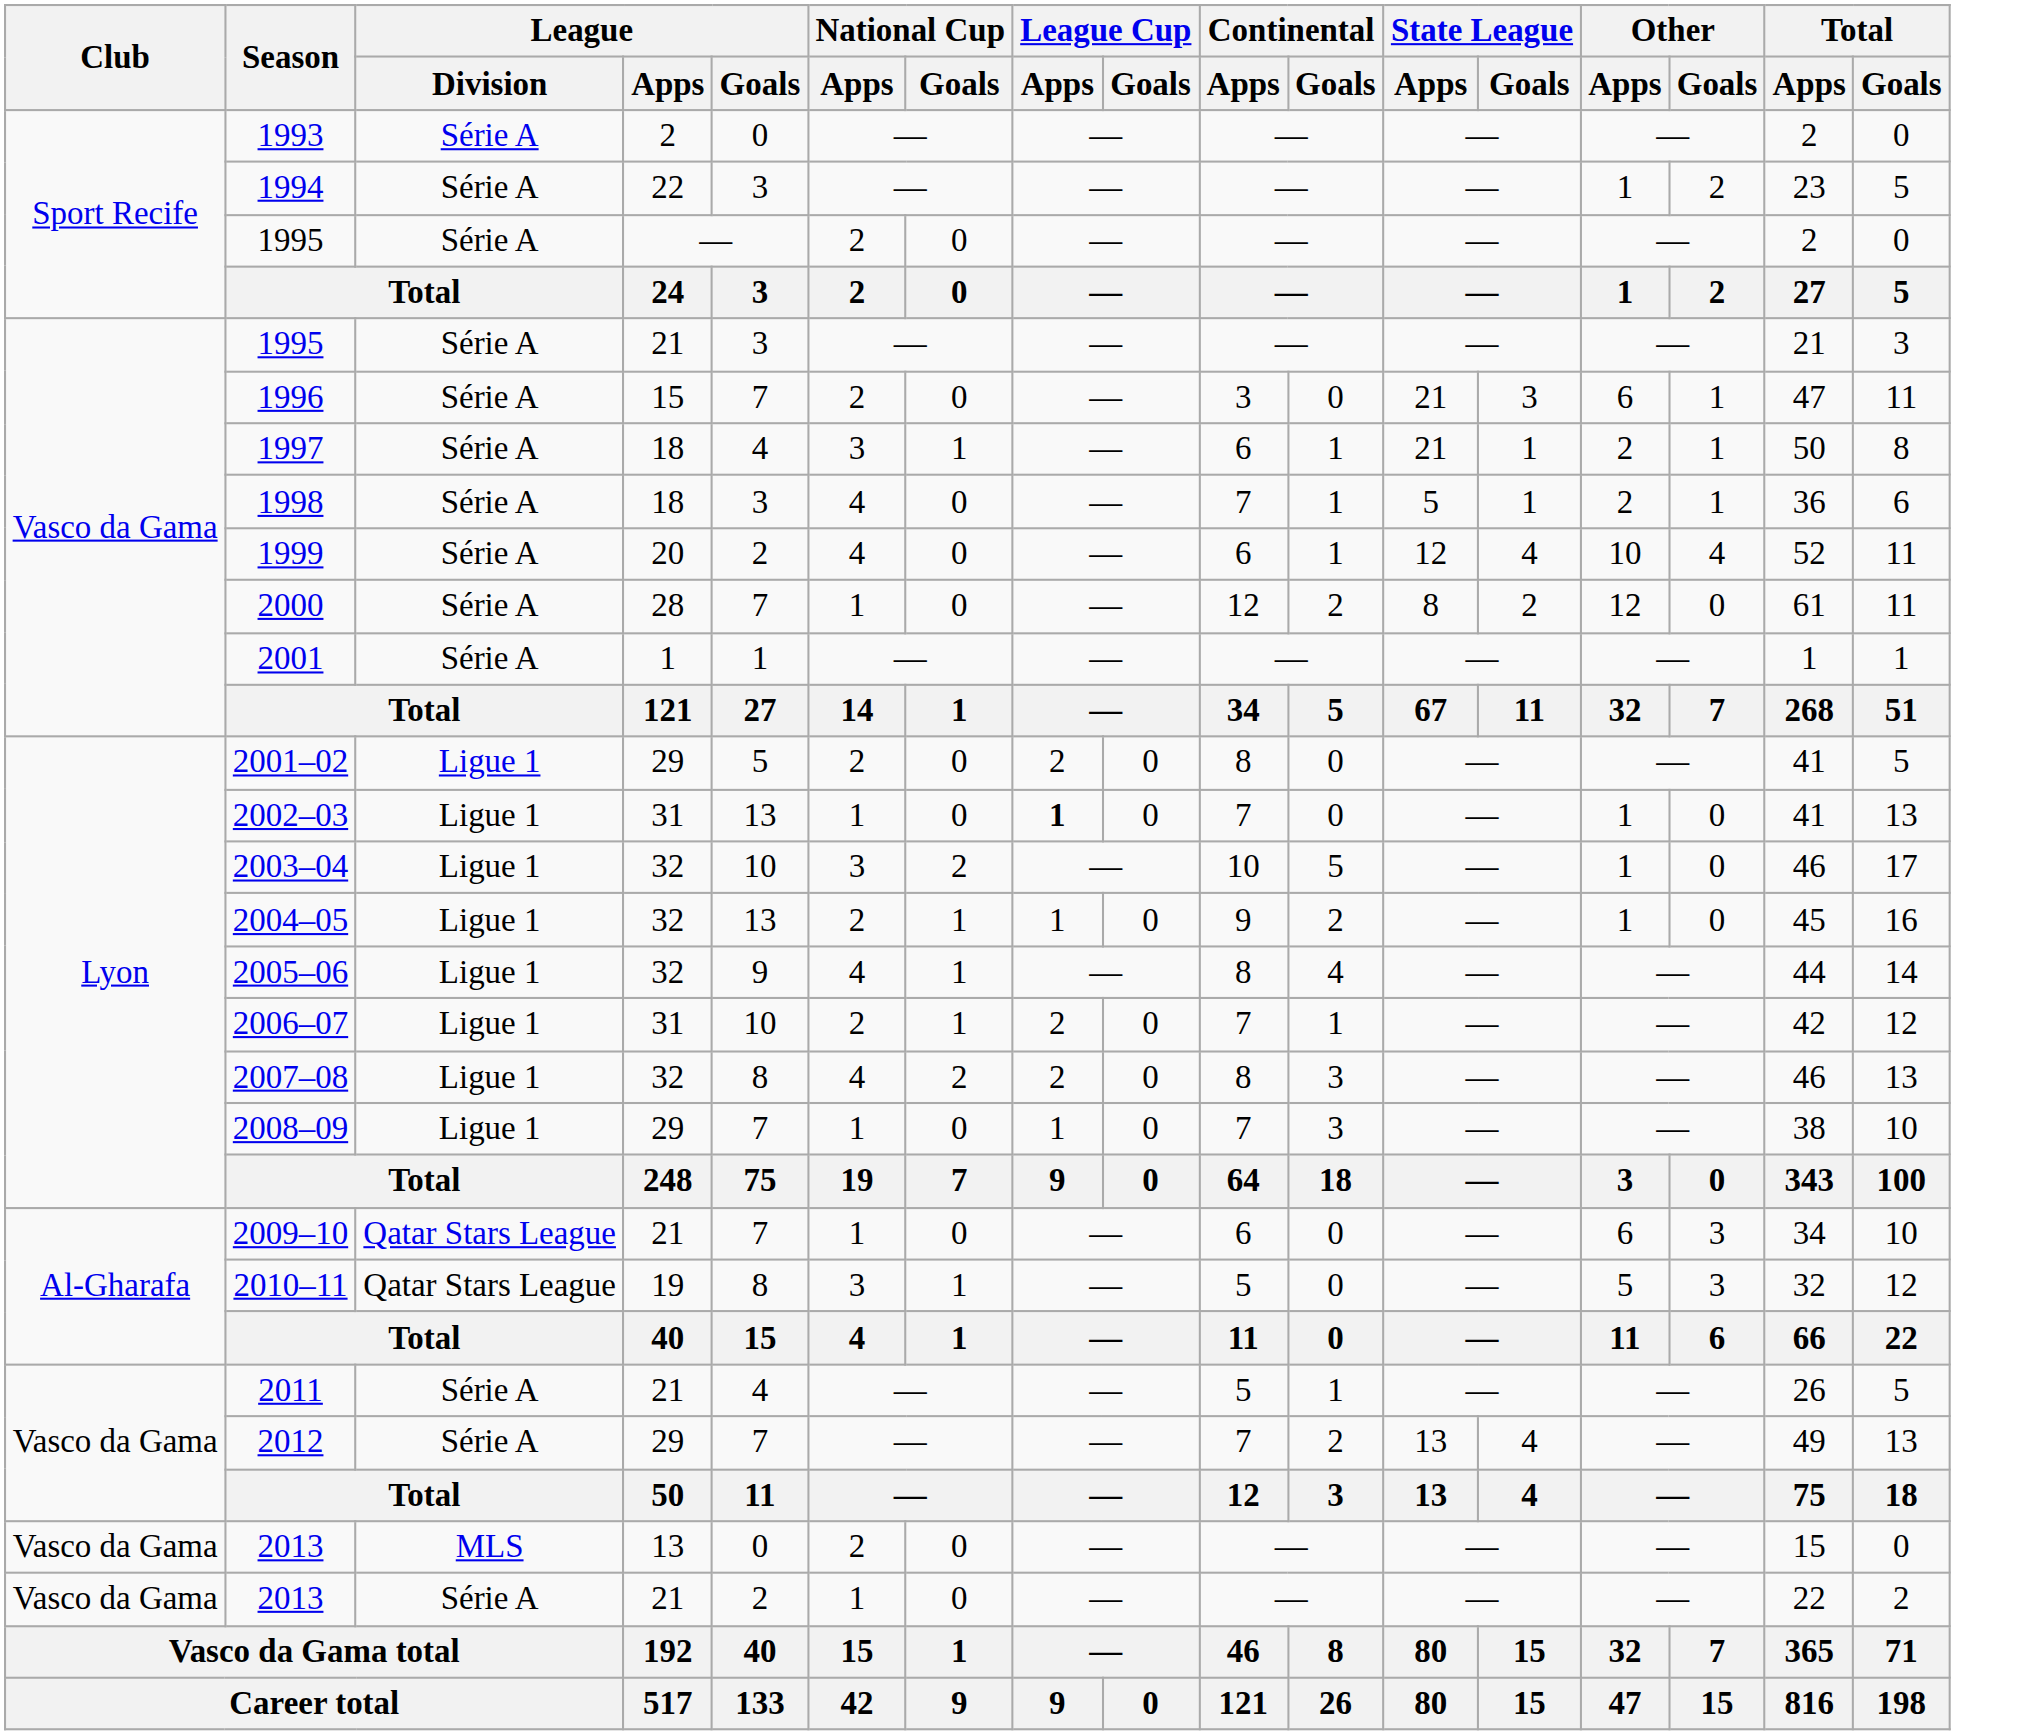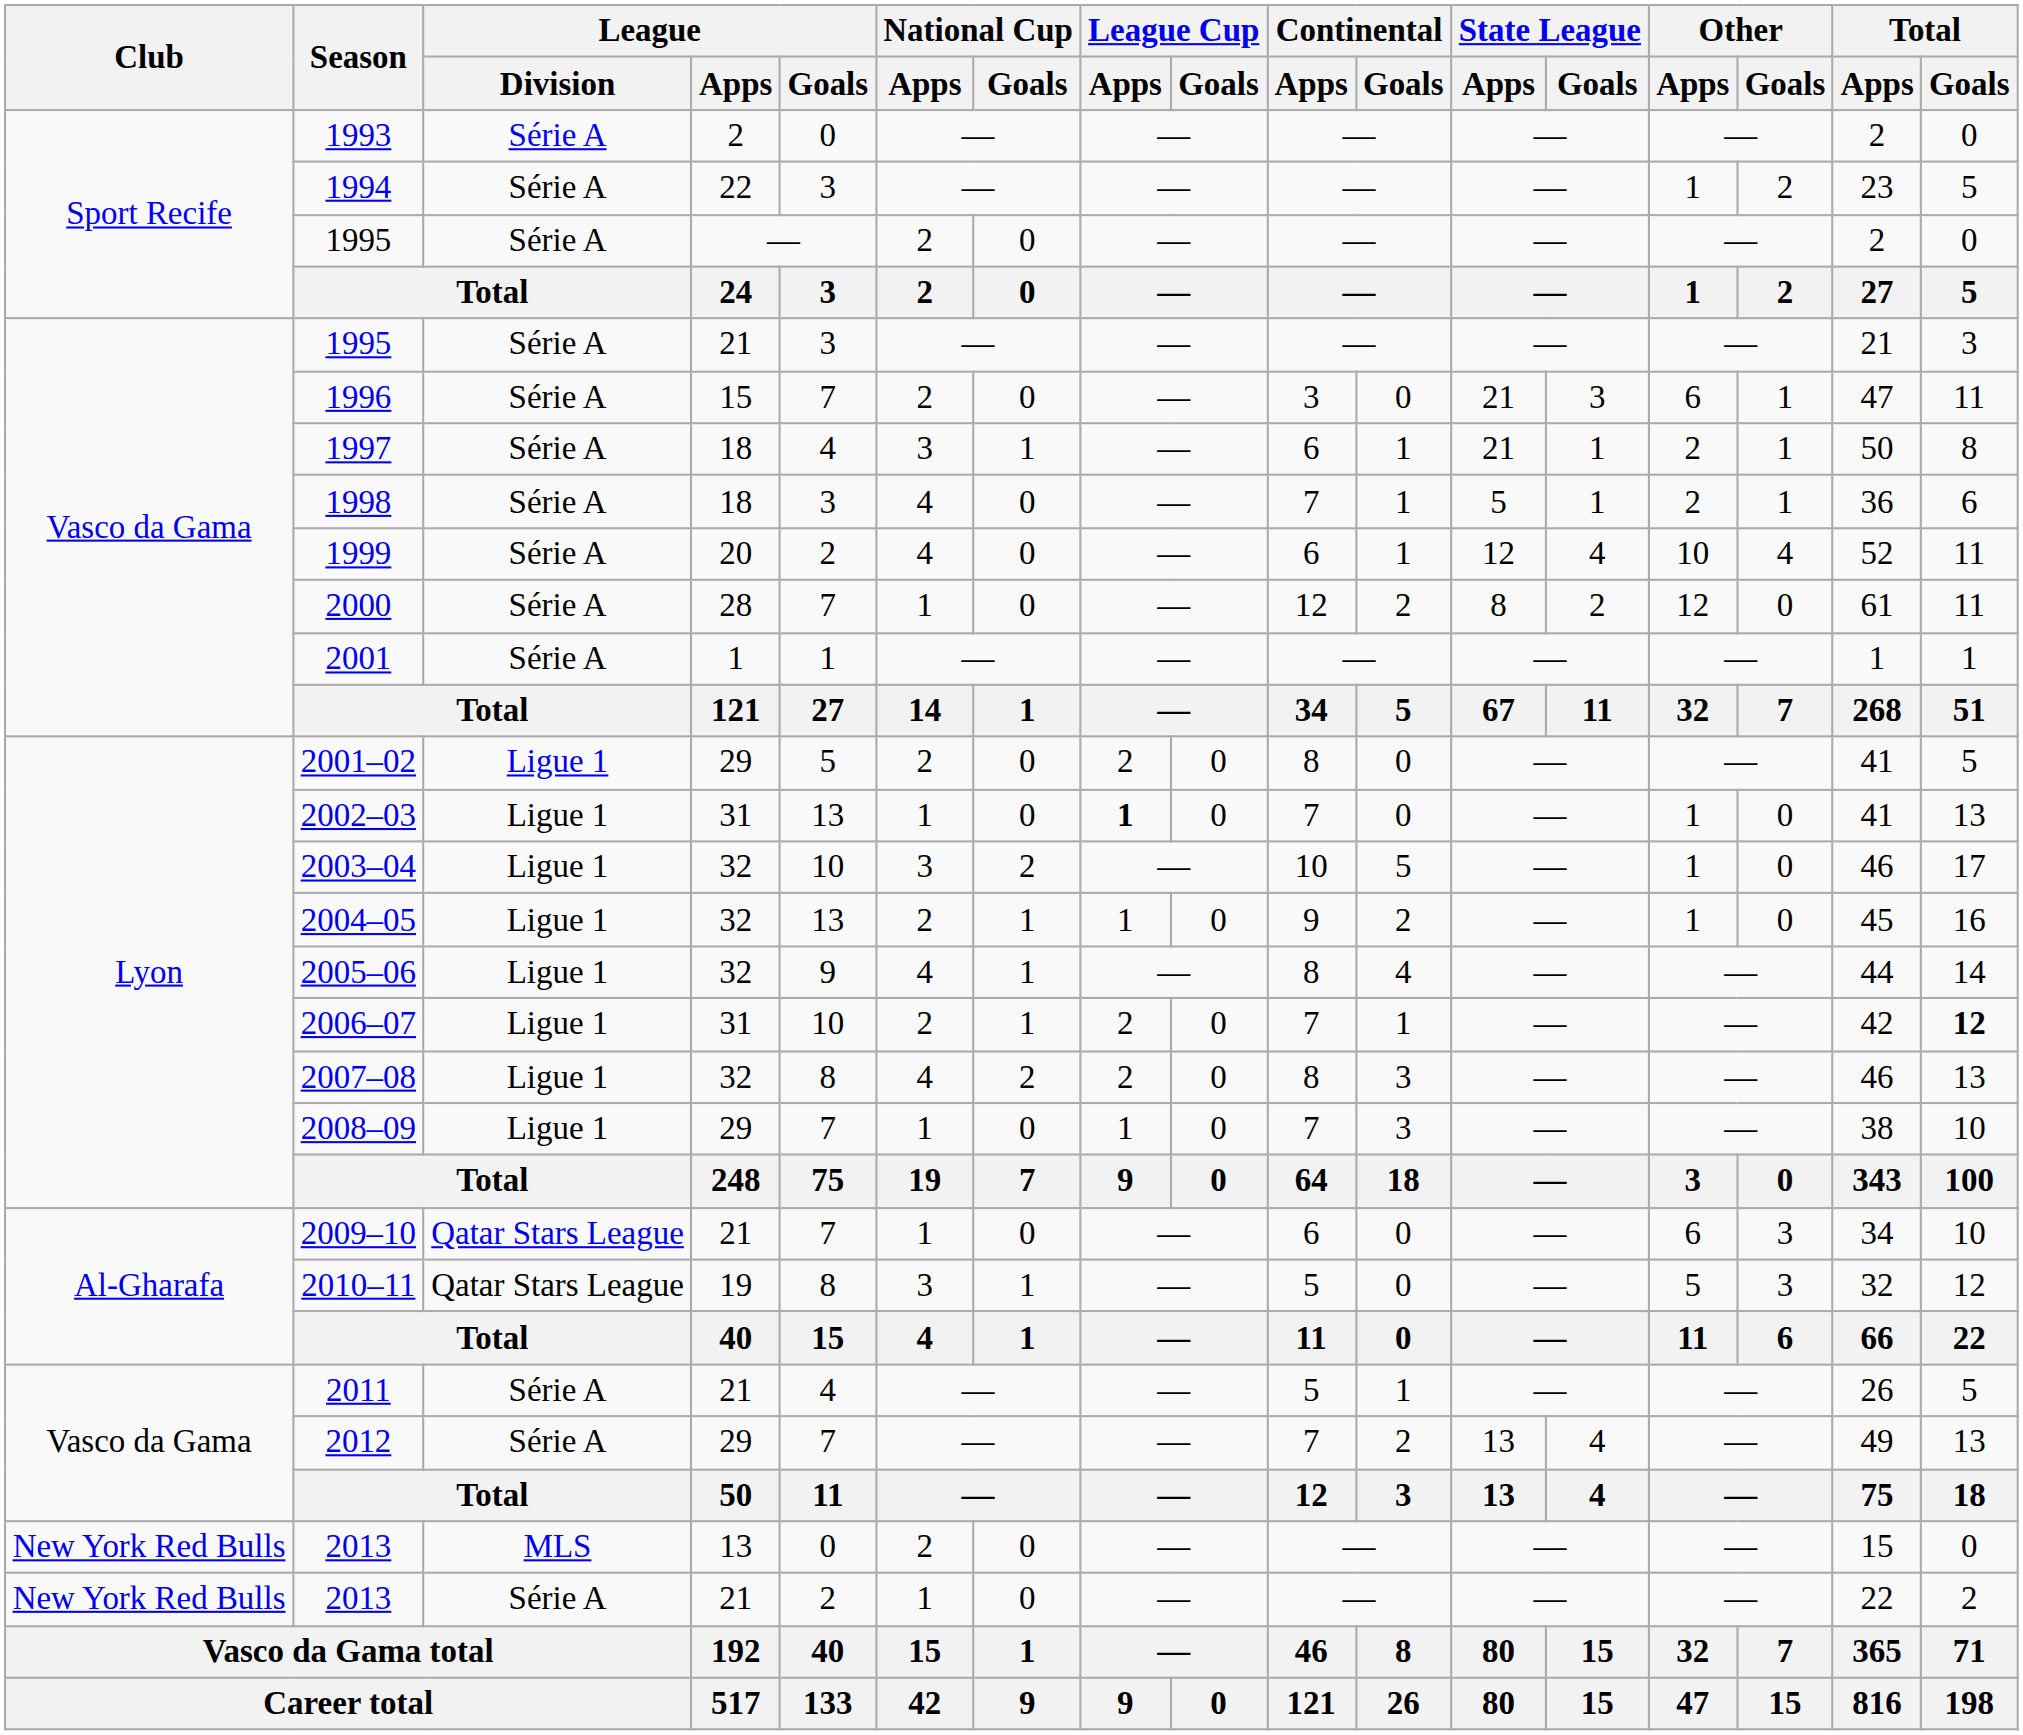(1901, 1023) normal -> (1969, 1023) bold
(115, 1546) Vasco da Gama -> (149, 1546) New York Red Bulls
(115, 1598) Vasco da Gama -> (149, 1598) New York Red Bulls
